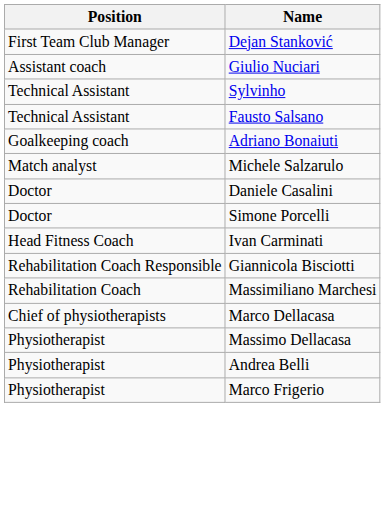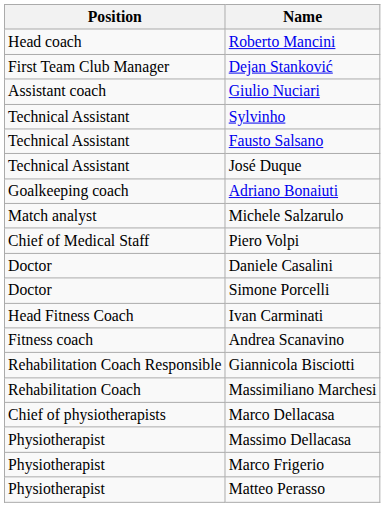+ row: (282, 41)
+ row: (265, 166)
+ row: (264, 240)
+ row: (286, 340)
- row: (269, 365)
+ row: (277, 489)
